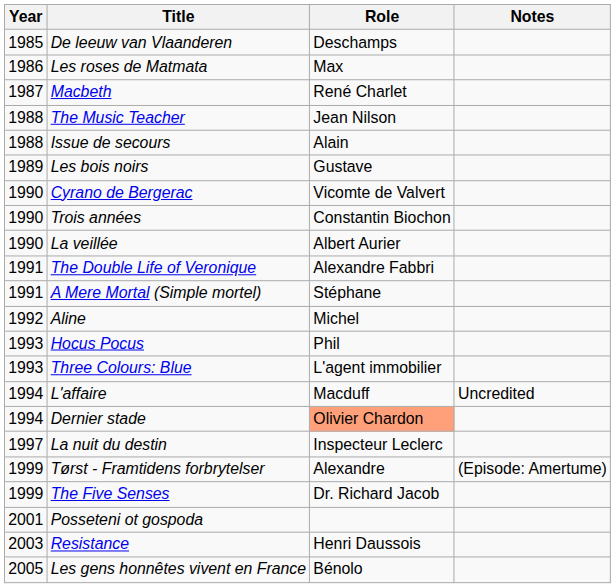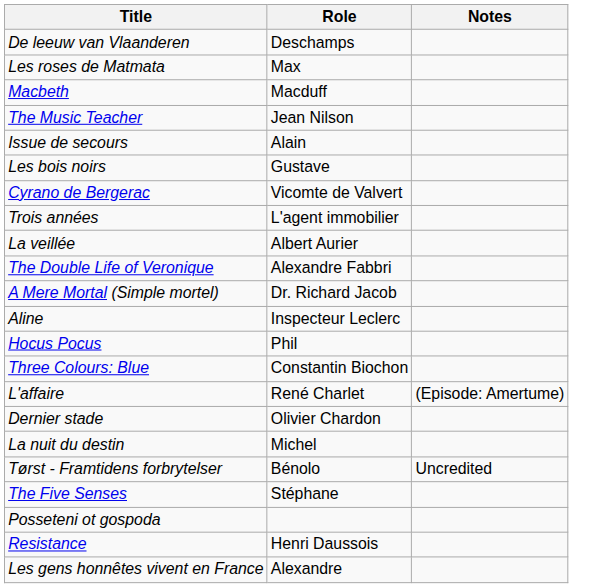- column: (26, 17)
(360, 92) René Charlet -> (299, 92) Macduff
(382, 218) Constantin Biochon -> (335, 218) L'agent immobilier
(347, 293) Stéphane -> (334, 293) Dr. Richard Jacob
(336, 318) Michel -> (336, 318) Inspecteur Leclerc
(377, 368) L'agent immobilier -> (340, 368) Constantin Biochon
(341, 393) Macduff -> (317, 393) René Charlet
(496, 393) Uncredited -> (490, 393) (Episode: Amertume)
(368, 419) lightsalmon background -> (326, 419) no background
(378, 444) Inspecteur Leclerc -> (294, 444) Michel
(349, 469) Alexandre -> (295, 469) Bénolo
(532, 469) (Episode: Amertume) -> (454, 469) Uncredited
(376, 494) Dr. Richard Jacob -> (305, 494) Stéphane
(338, 569) Bénolo -> (306, 569) Alexandre
